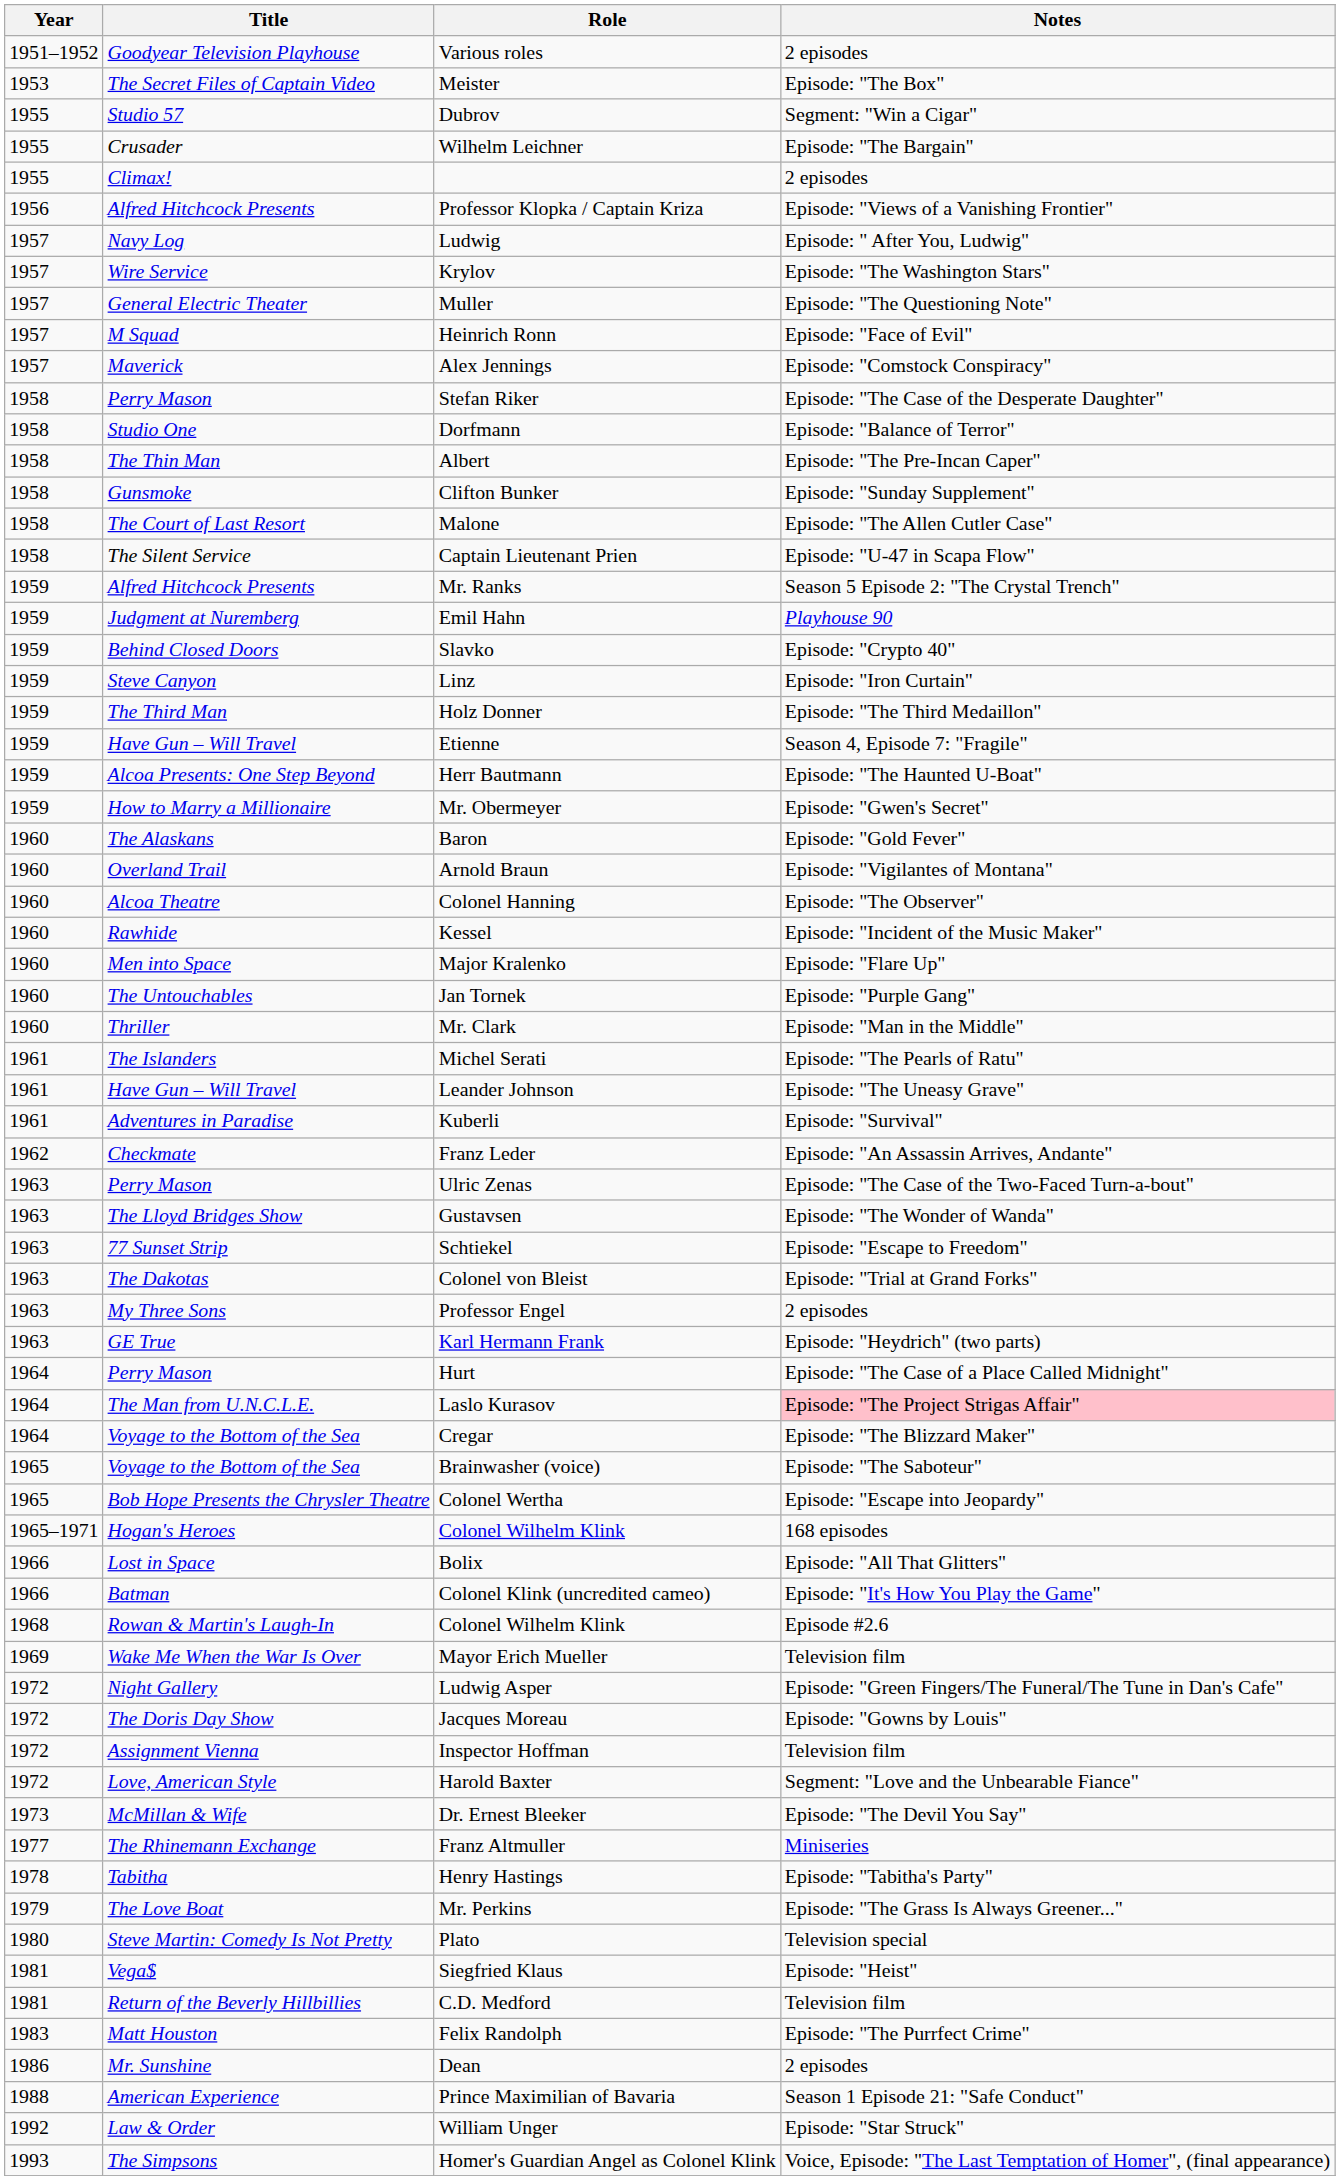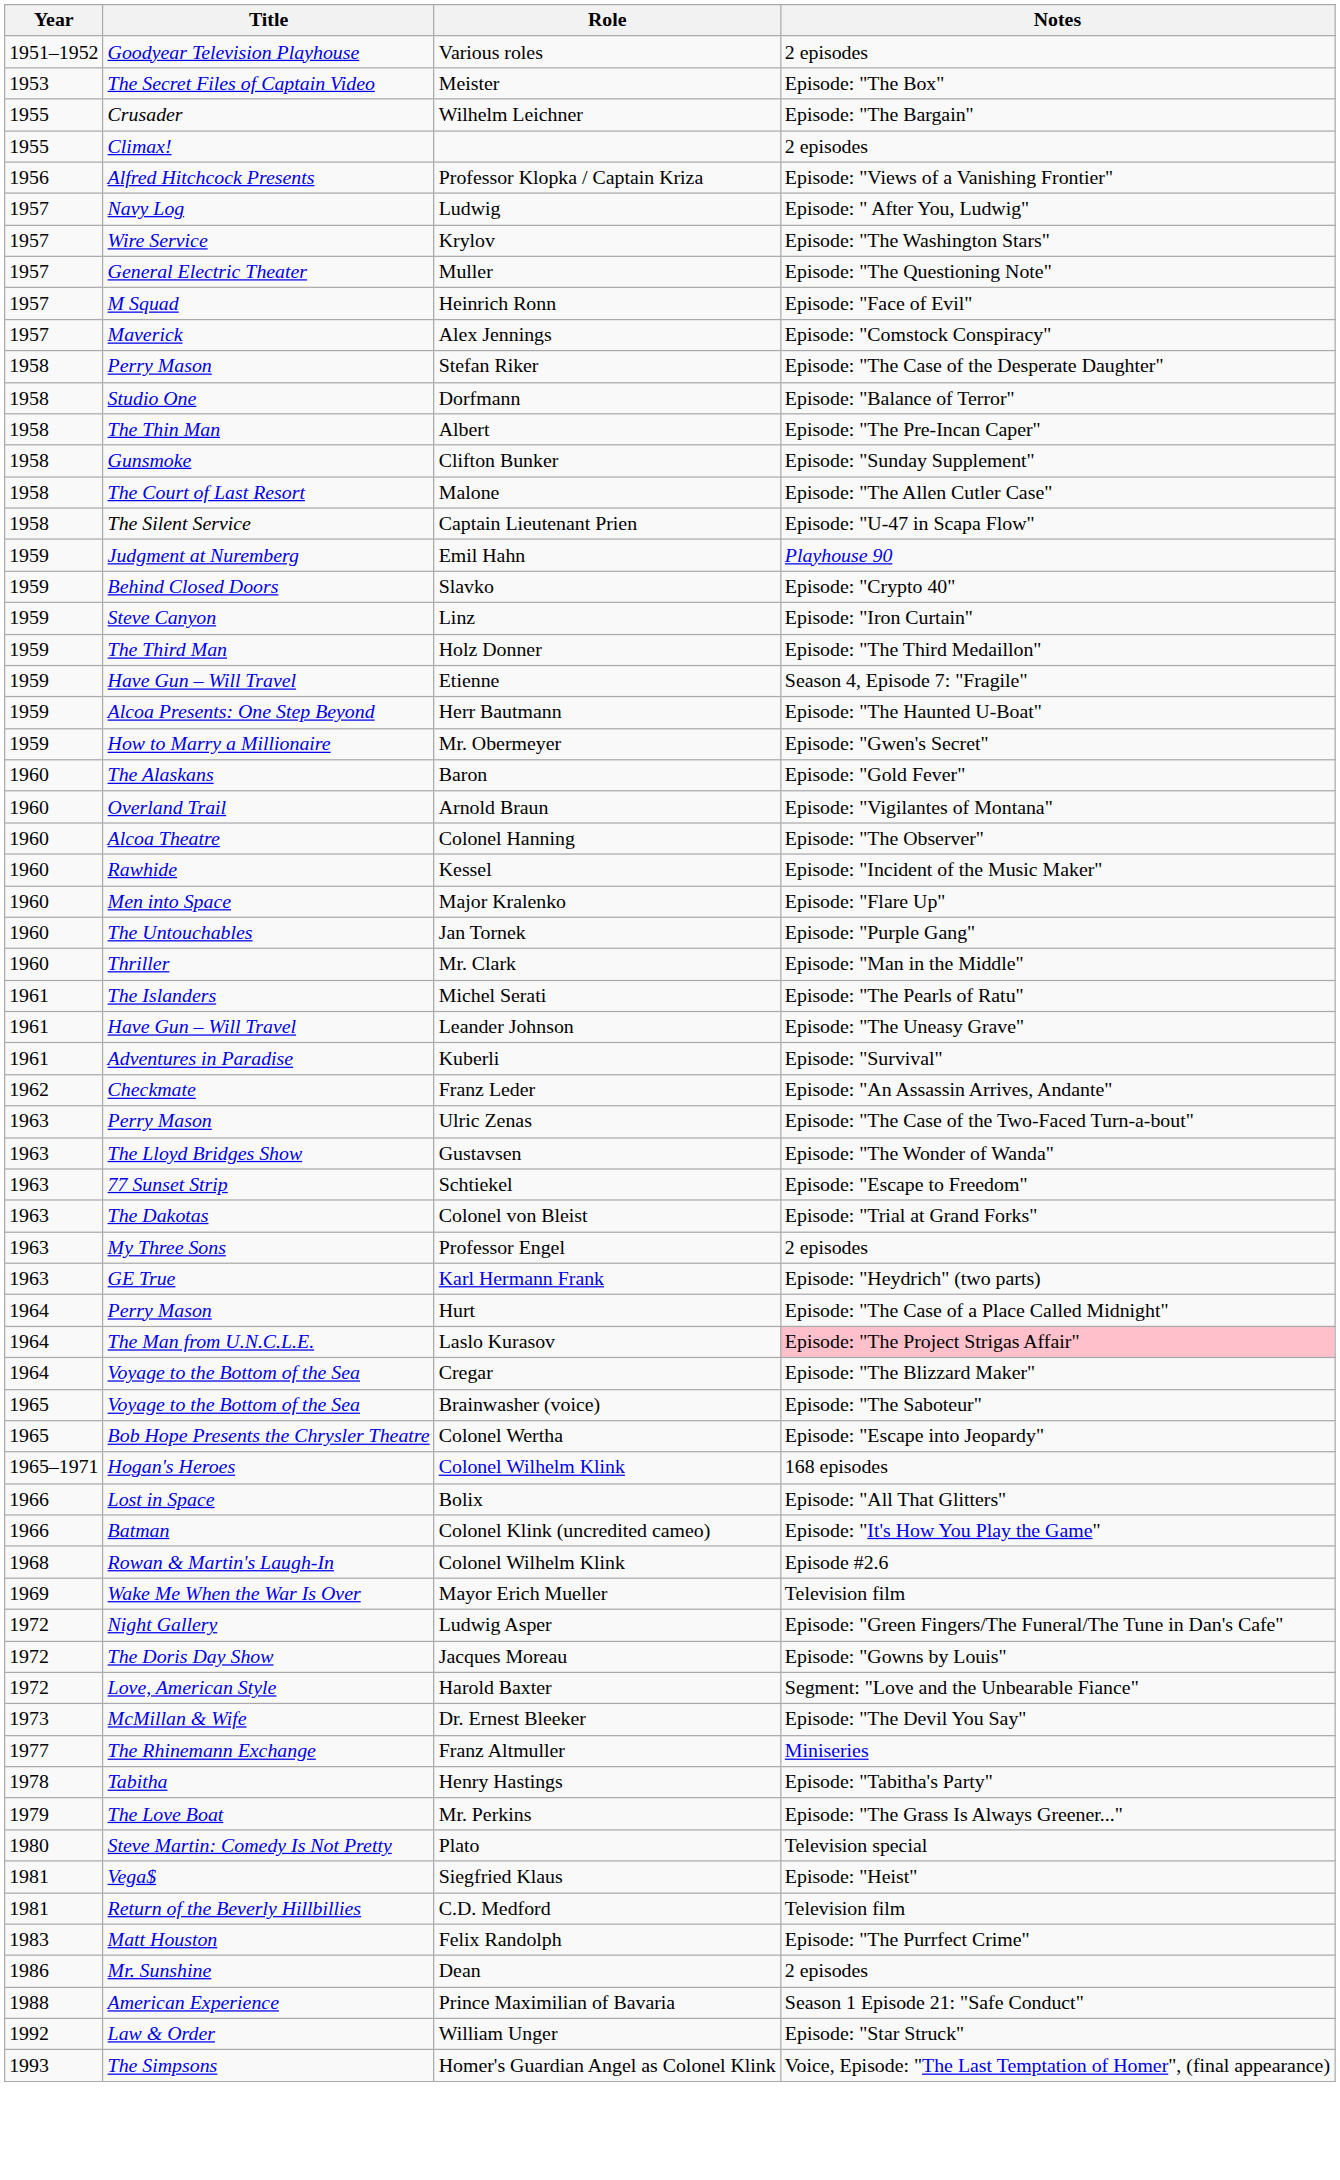- row: (145, 114)
- row: (211, 586)
- row: (183, 1750)
